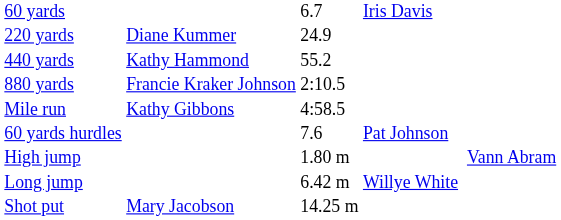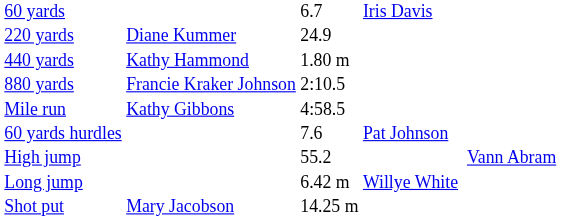(316, 60) 55.2 -> (325, 60) 1.80 m
(325, 157) 1.80 m -> (316, 157) 55.2
